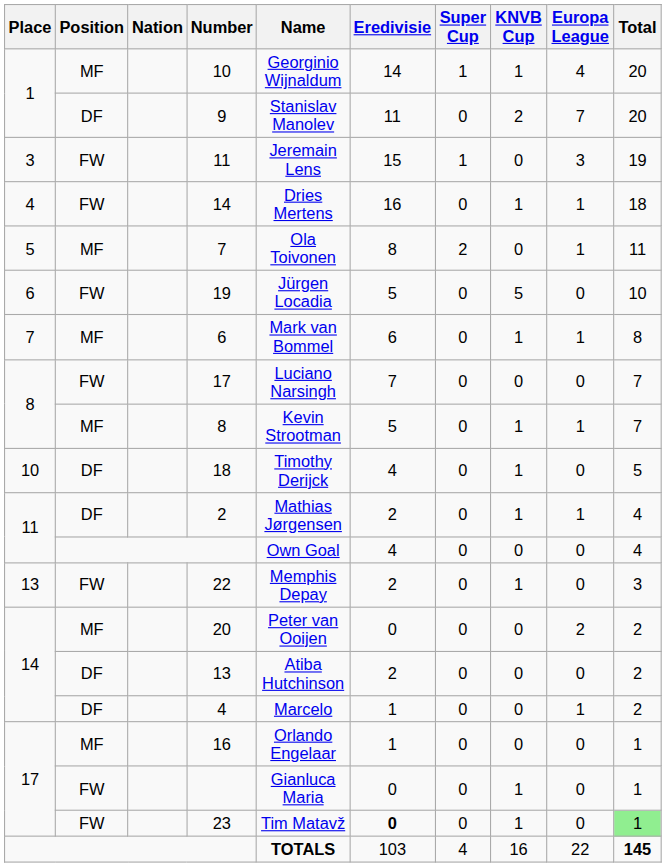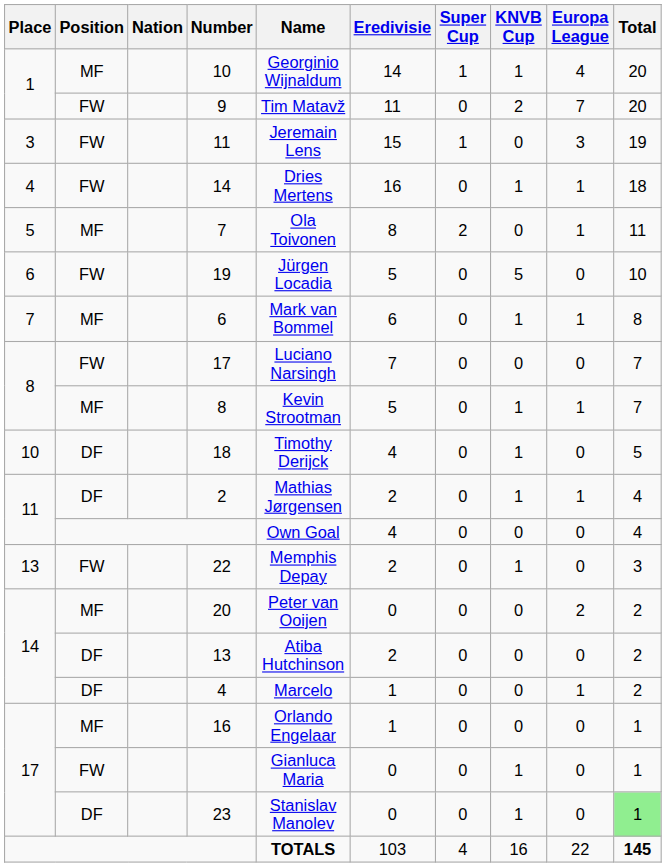(92, 116) DF -> (92, 106) FW
(303, 116) Stanislav Manolev -> (303, 106) Tim Matavž
(92, 824) FW -> (92, 814) DF
(303, 824) Tim Matavž -> (303, 814) Stanislav Manolev
(392, 824) bold -> (392, 814) normal
